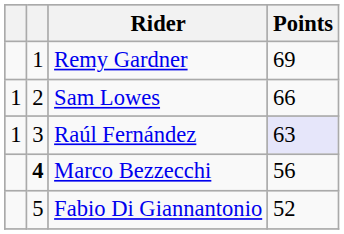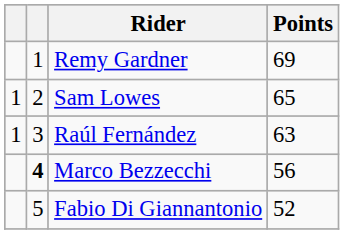(284, 97) 66 -> (284, 97) 65
(284, 134) lavender background -> (284, 134) no background
